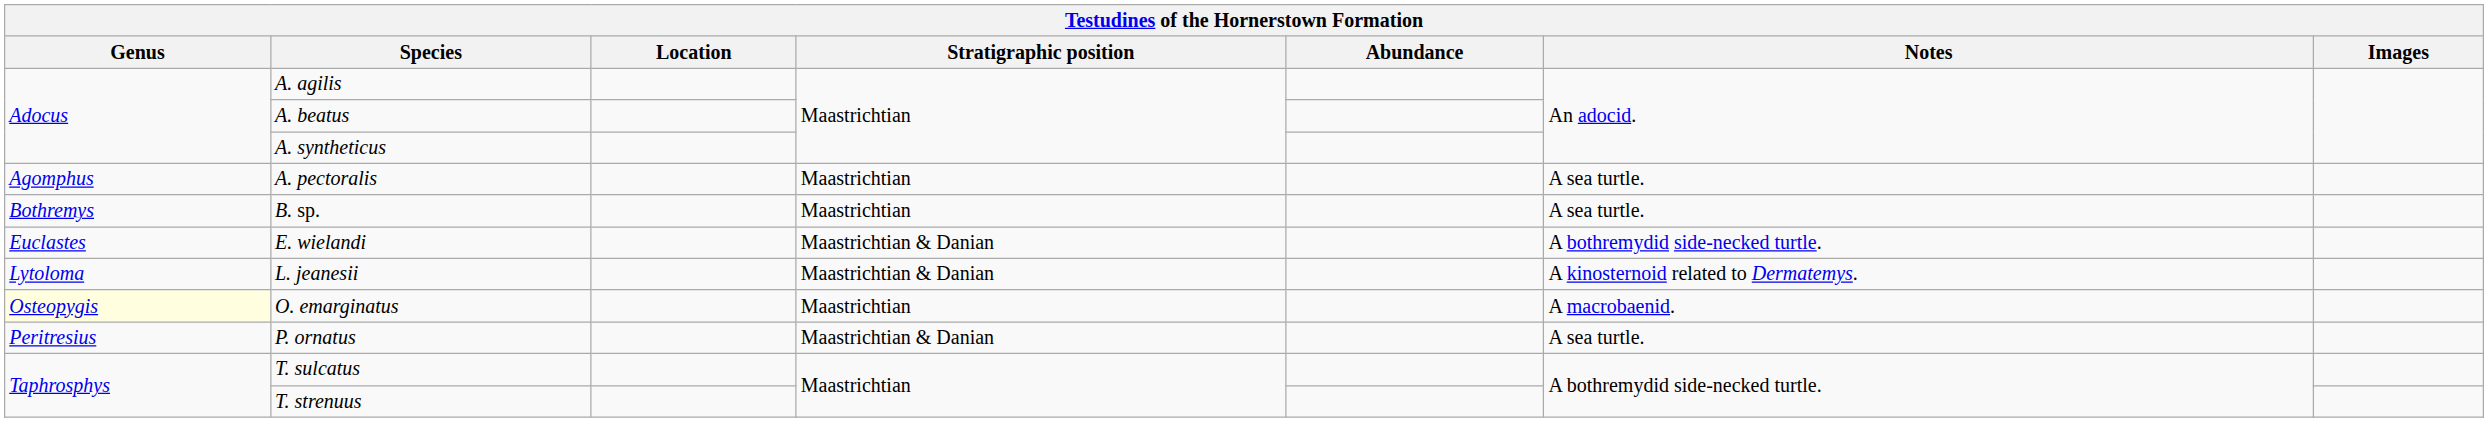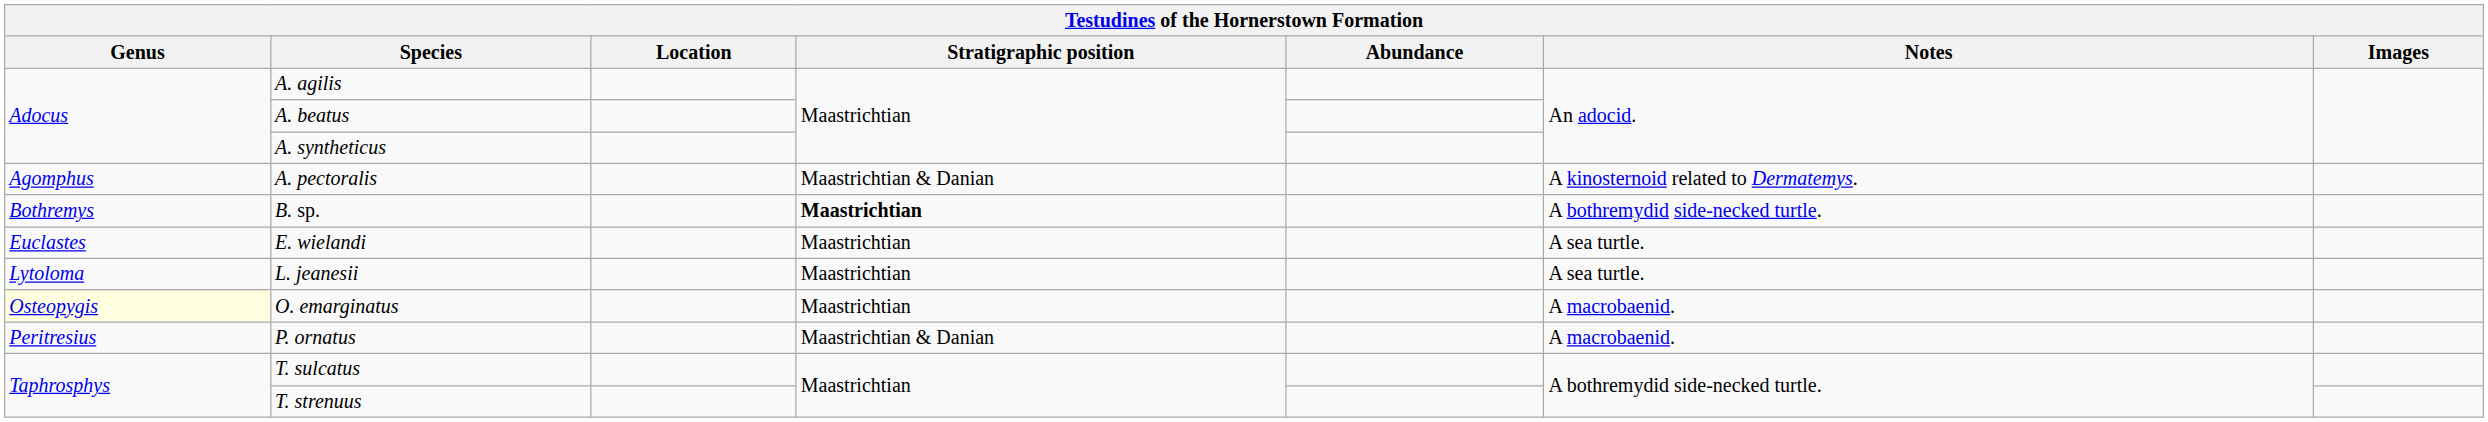(856, 178) Maastrichtian -> (897, 178) Maastrichtian & Danian
(1596, 178) A sea turtle. -> (1703, 178) A kinosternoid related to Dermatemys.
(856, 210) normal -> (861, 210) bold
(1596, 210) A sea turtle. -> (1685, 210) A bothremydid side-necked turtle.
(897, 242) Maastrichtian & Danian -> (856, 242) Maastrichtian
(1685, 242) A bothremydid side-necked turtle. -> (1596, 242) A sea turtle.
(897, 274) Maastrichtian & Danian -> (856, 274) Maastrichtian
(1703, 274) A kinosternoid related to Dermatemys. -> (1596, 274) A sea turtle.
(1596, 337) A sea turtle. -> (1612, 337) A macrobaenid.
